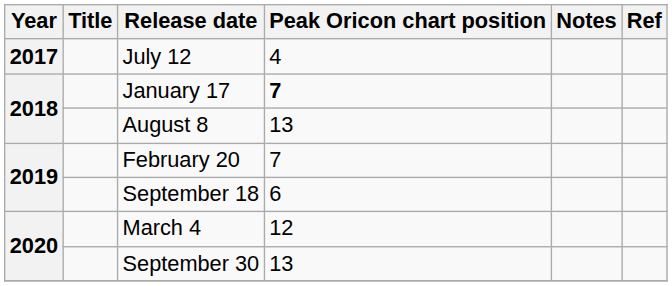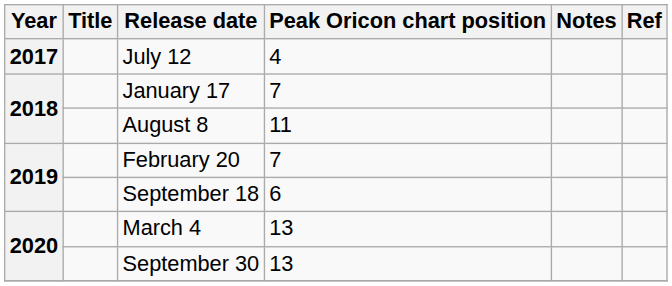(275, 90) bold -> (275, 90) normal
(281, 125) 13 -> (281, 125) 11
(281, 228) 12 -> (281, 228) 13
